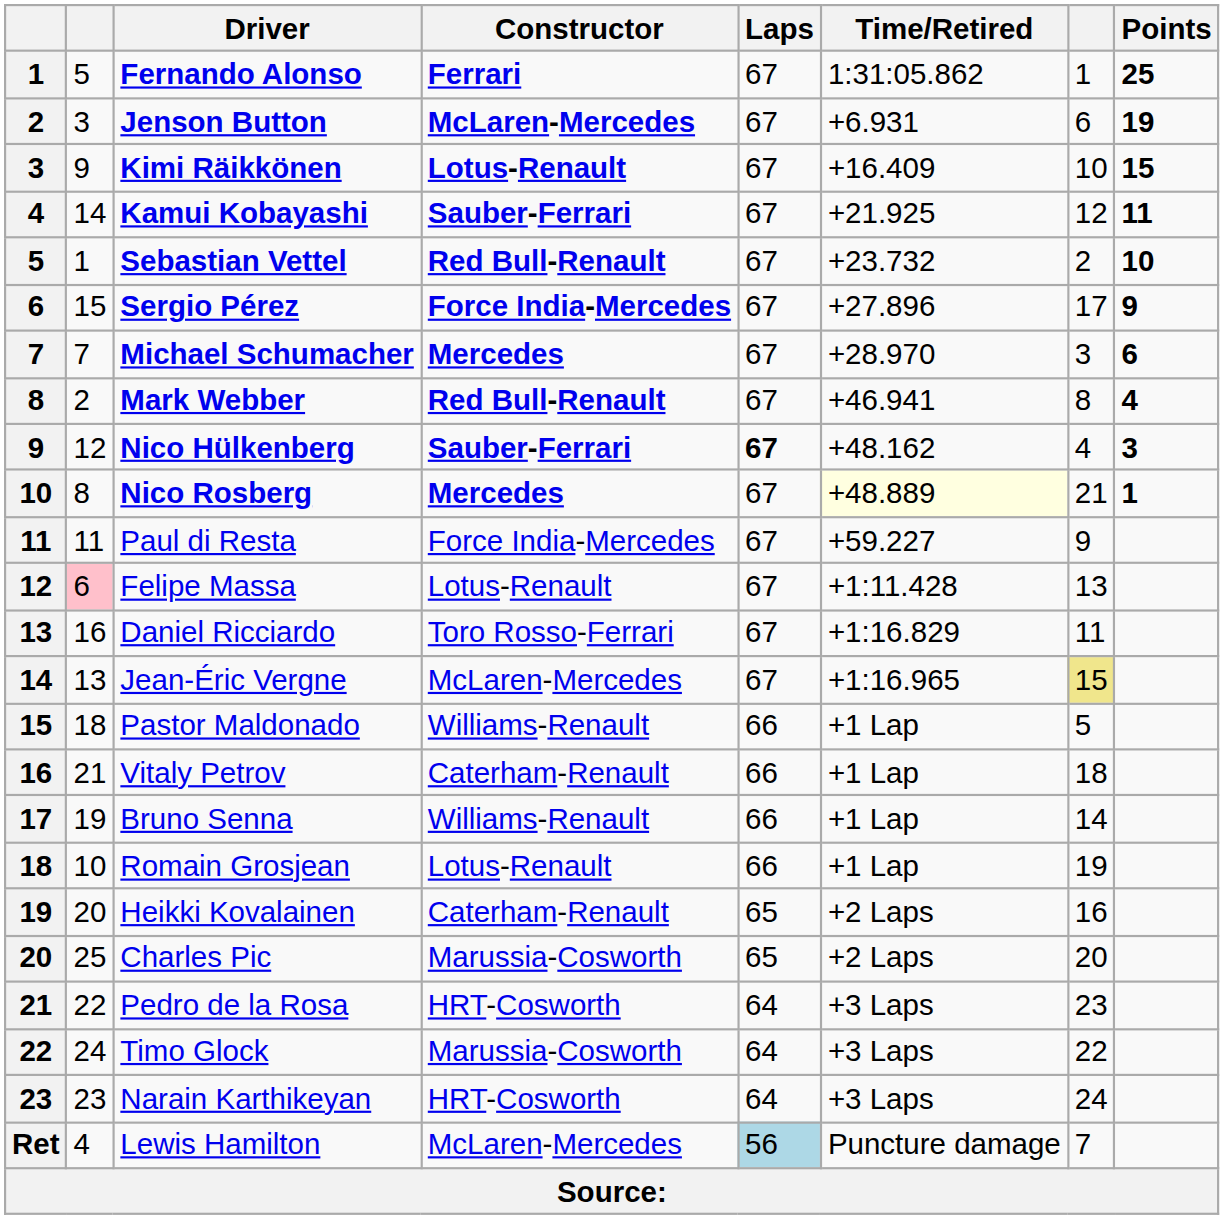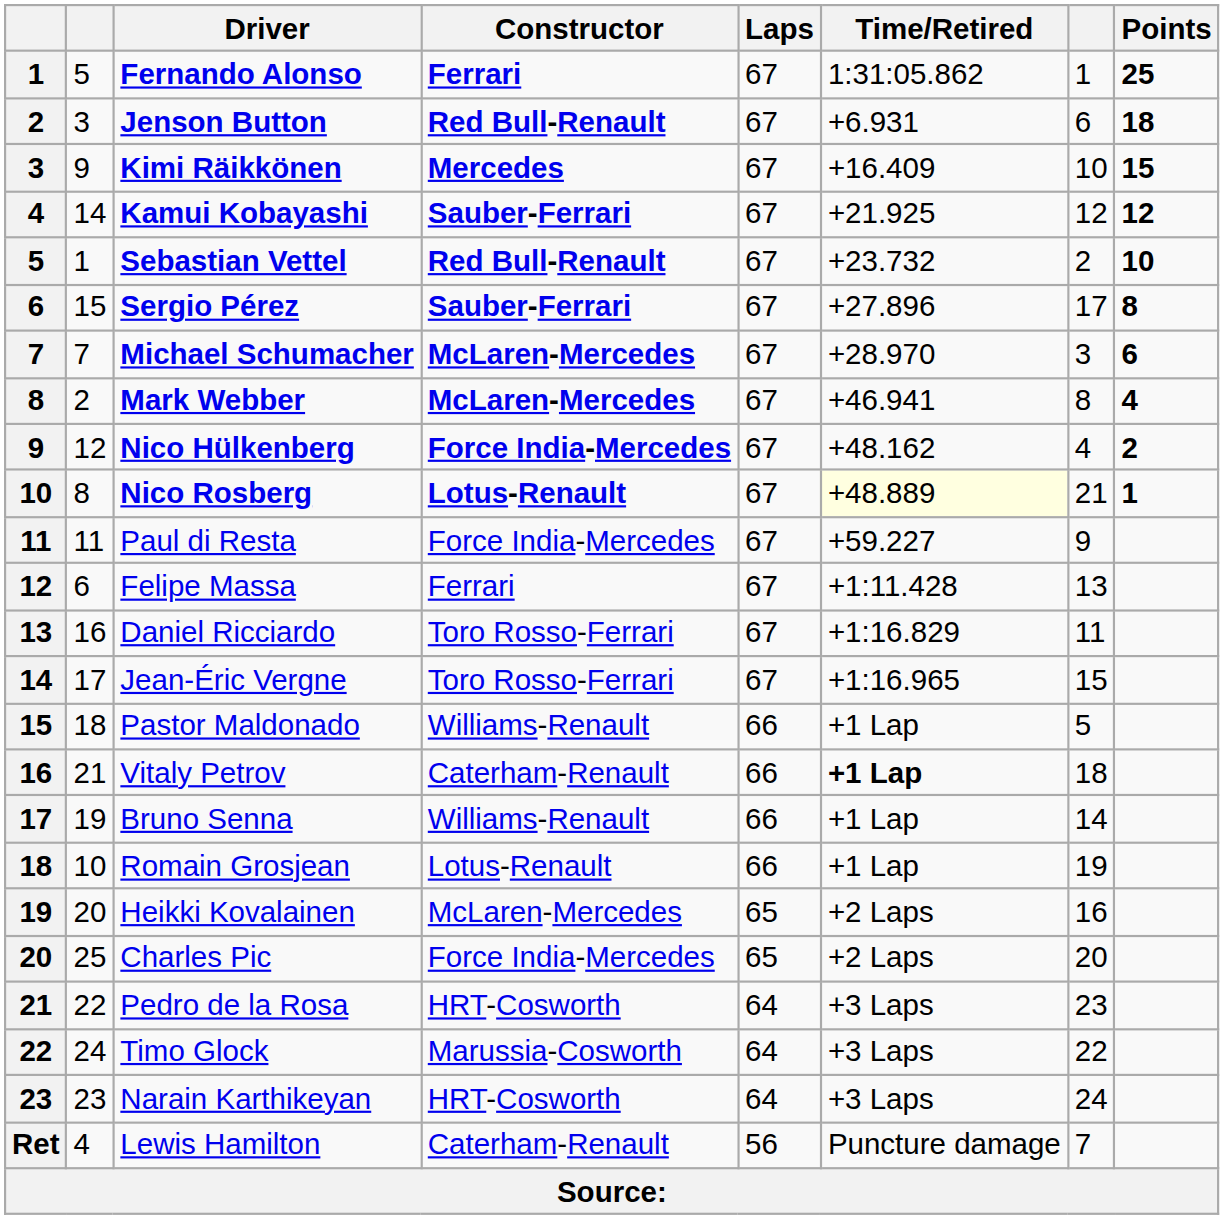(561, 121) McLaren-Mercedes -> (547, 121) Red Bull-Renault
(1138, 121) 19 -> (1138, 121) 18
(527, 167) Lotus-Renault -> (496, 167) Mercedes
(1137, 214) 11 -> (1138, 214) 12
(579, 307) Force India-Mercedes -> (529, 307) Sauber-Ferrari
(1130, 307) 9 -> (1130, 307) 8
(496, 354) Mercedes -> (561, 354) McLaren-Mercedes
(547, 400) Red Bull-Renault -> (561, 400) McLaren-Mercedes
(529, 447) Sauber-Ferrari -> (579, 447) Force India-Mercedes
(761, 447) bold -> (761, 447) normal
(1130, 447) 3 -> (1130, 447) 2
(496, 493) Mercedes -> (527, 493) Lotus-Renault
(82, 586) pink background -> (82, 586) no background
(520, 586) Lotus-Renault -> (471, 586) Ferrari
(90, 679) 13 -> (90, 679) 17
(555, 679) McLaren-Mercedes -> (551, 679) Toro Rosso-Ferrari
(1091, 679) khaki background -> (1091, 679) no background
(873, 772) normal -> (875, 772) bold
(548, 912) Caterham-Renault -> (555, 912) McLaren-Mercedes
(555, 958) Marussia-Cosworth -> (571, 958) Force India-Mercedes
(555, 1144) McLaren-Mercedes -> (548, 1144) Caterham-Renault
(761, 1144) lightblue background -> (761, 1144) no background
